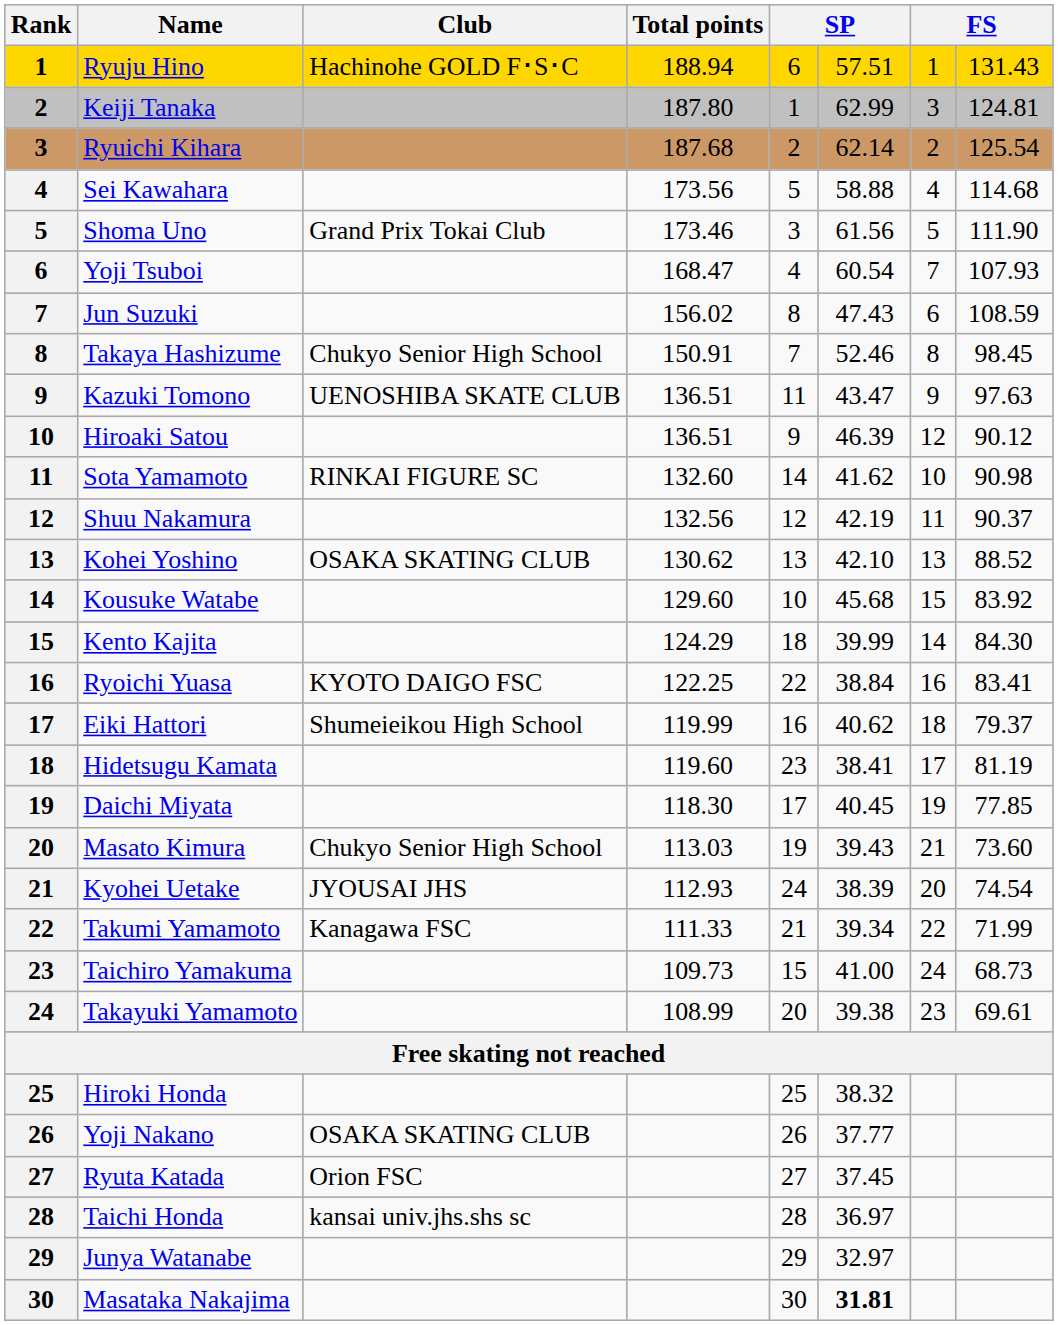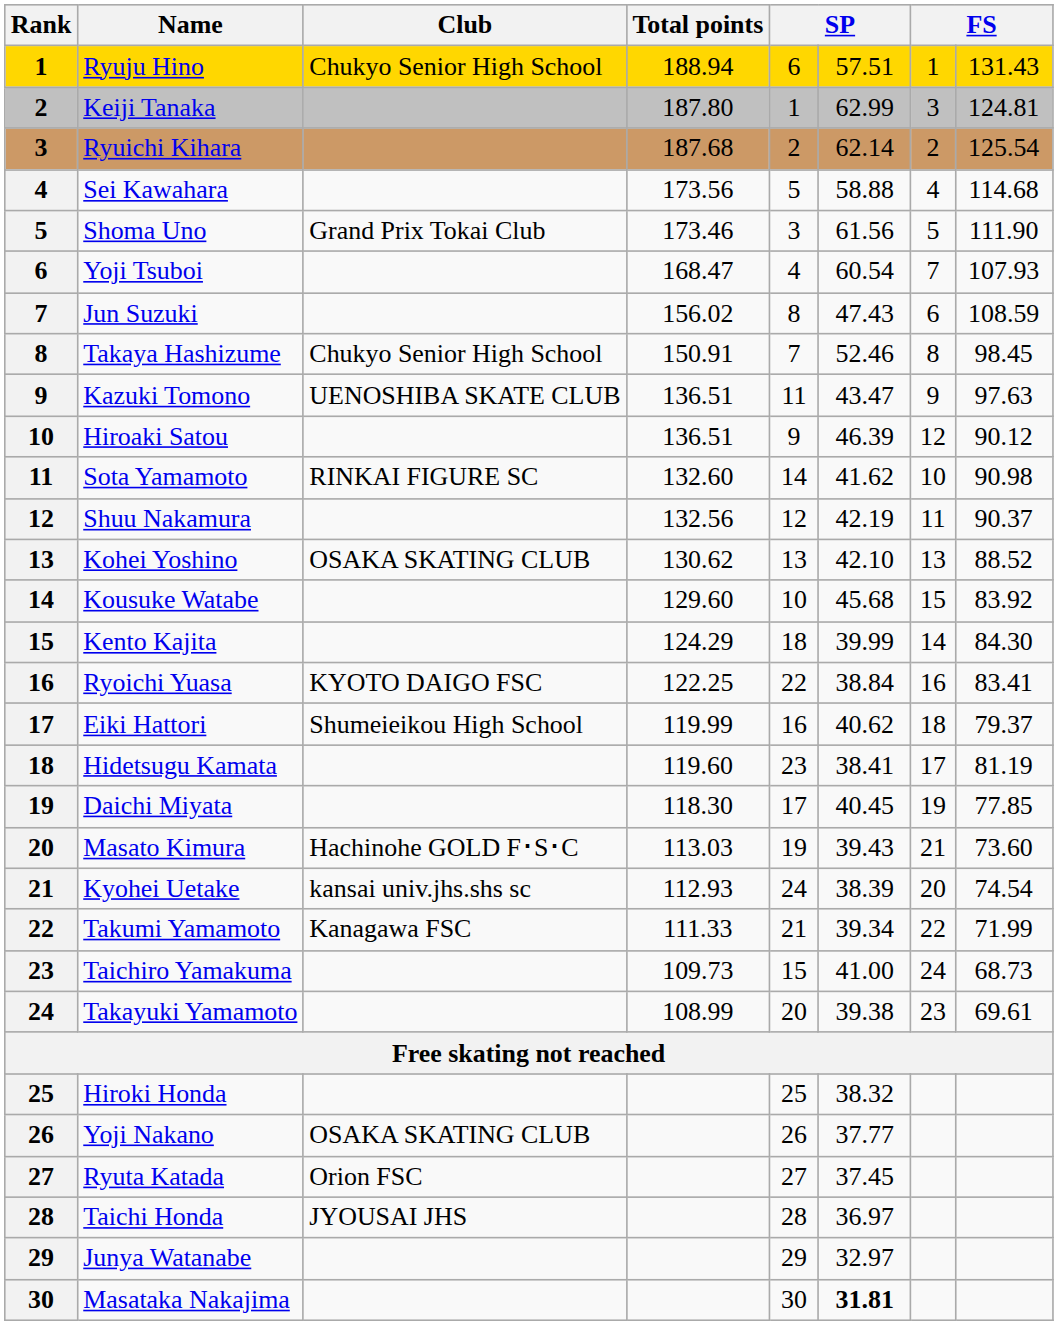(444, 66) Hachinohe GOLD F･S･C -> (456, 66) Chukyo Senior High School
(456, 847) Chukyo Senior High School -> (444, 847) Hachinohe GOLD F･S･C
(388, 888) JYOUSAI JHS -> (420, 888) kansai univ.jhs.shs sc
(420, 1217) kansai univ.jhs.shs sc -> (388, 1217) JYOUSAI JHS
